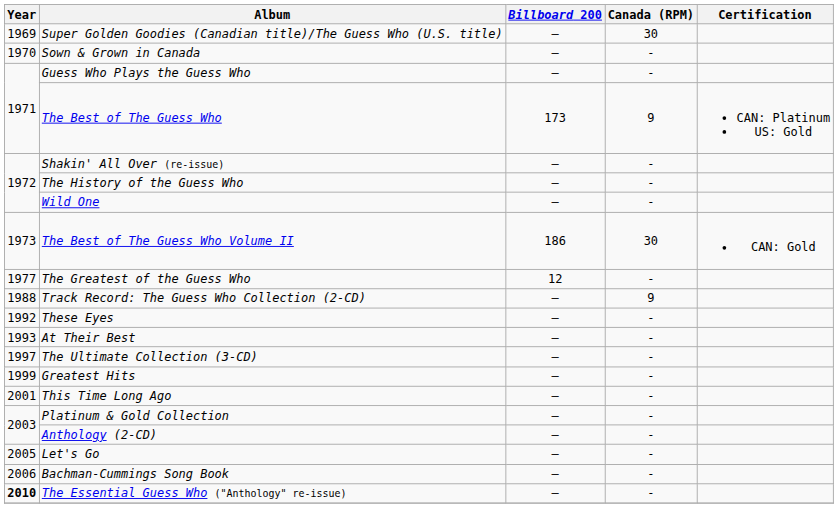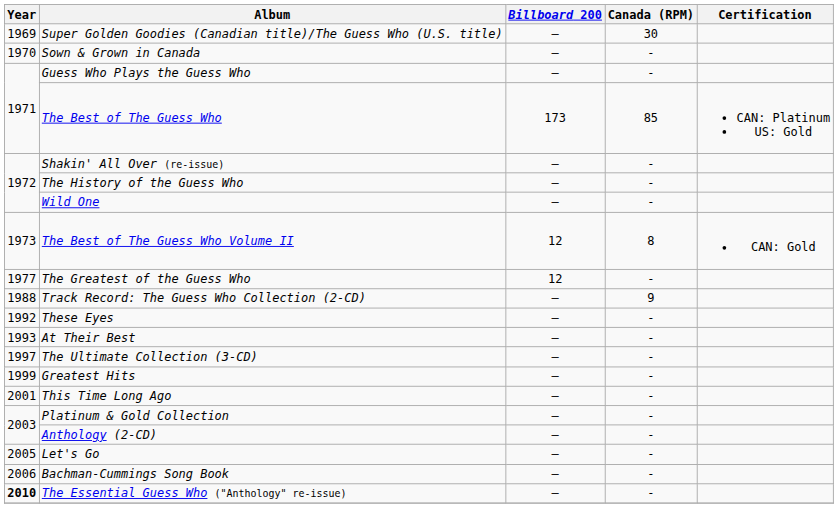(651, 118) 9 -> (651, 118) 85
(555, 241) 186 -> (555, 241) 12
(651, 241) 30 -> (651, 241) 8
